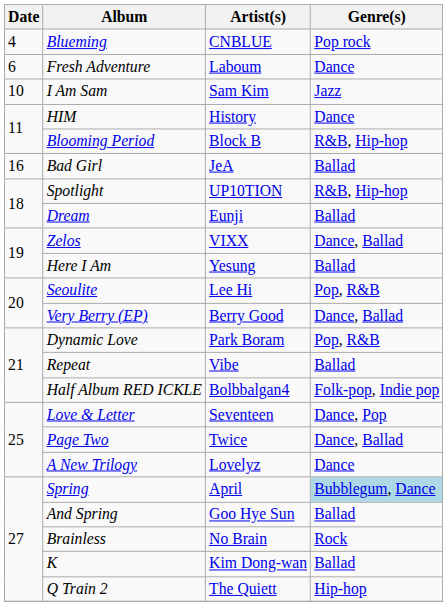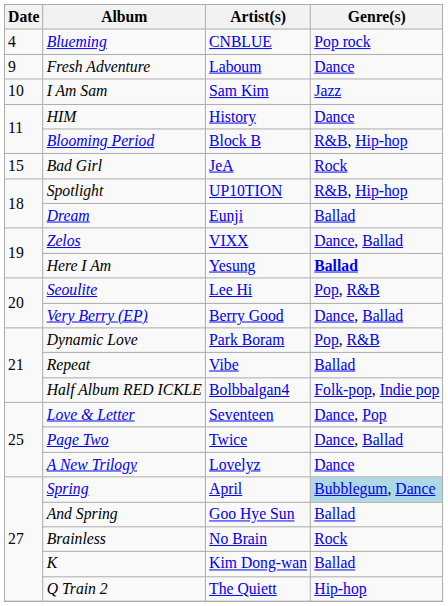(12, 66) 6 -> (12, 66) 9
(16, 166) 16 -> (16, 166) 15
(335, 166) Ballad -> (331, 166) Rock
(335, 265) normal -> (336, 265) bold
